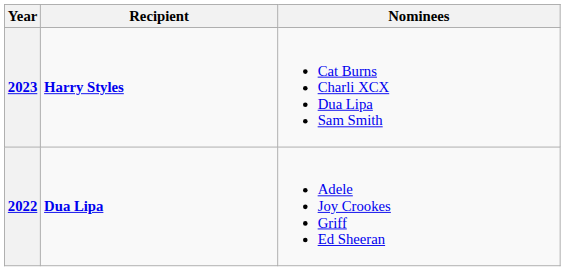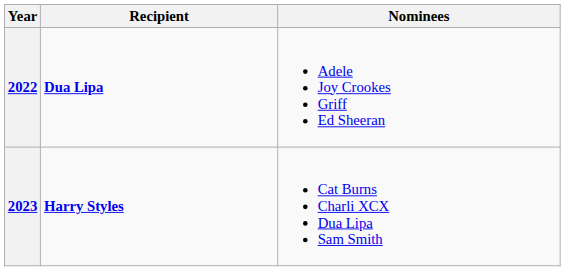rows swapped: (23, 206) <-> (23, 87)
